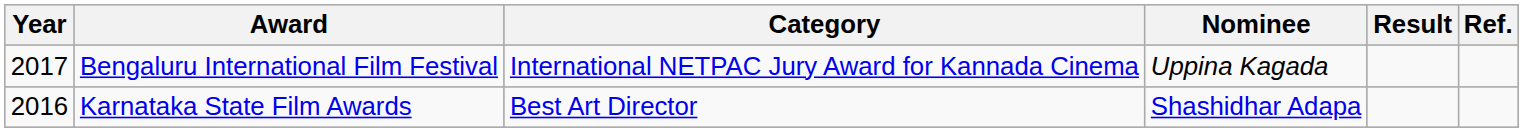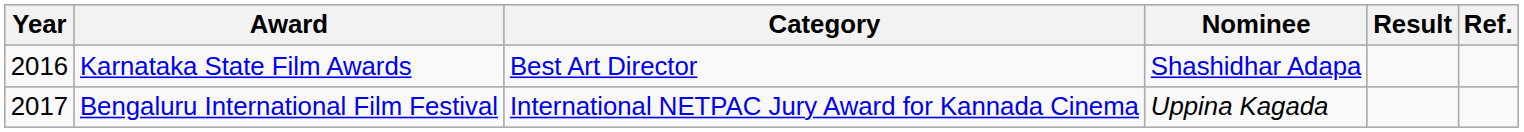rows swapped: (246, 106) <-> (289, 65)
